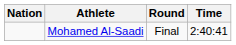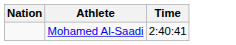- column: (167, 13)
